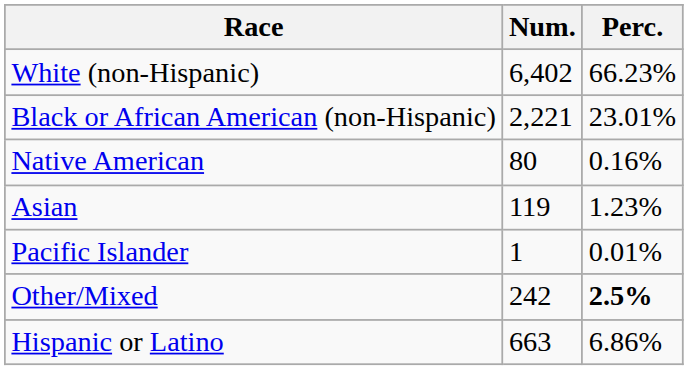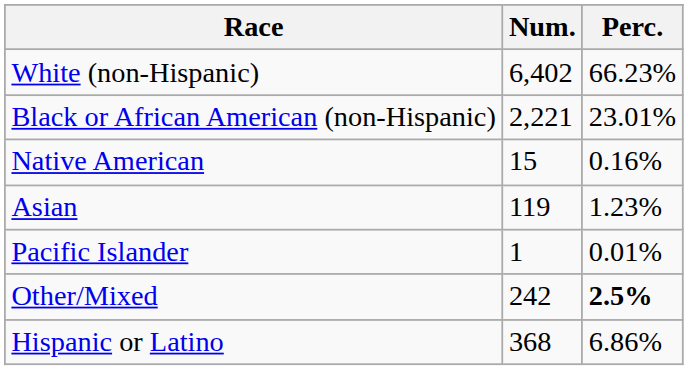(523, 161) 80 -> (523, 161) 15
(530, 341) 663 -> (530, 341) 368
